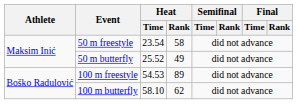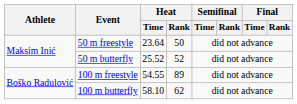(153, 43) 23.54 -> (153, 43) 23.64
(179, 43) 58 -> (179, 43) 50
(179, 59) 49 -> (179, 59) 52
(153, 75) 54.53 -> (153, 75) 54.55
